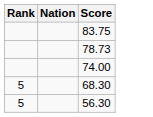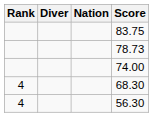+ column: (54, 13)
(21, 85) 5 -> (21, 85) 4
(21, 103) 5 -> (21, 103) 4
